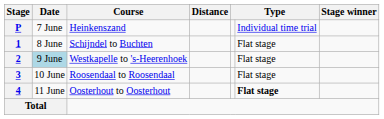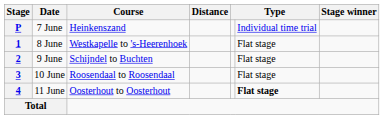(111, 43) Schijndel to Buchten -> (128, 43) Westkapelle to 's-Heerenhoek
(50, 59) lightblue background -> (50, 59) no background
(128, 59) Westkapelle to 's-Heerenhoek -> (111, 59) Schijndel to Buchten
